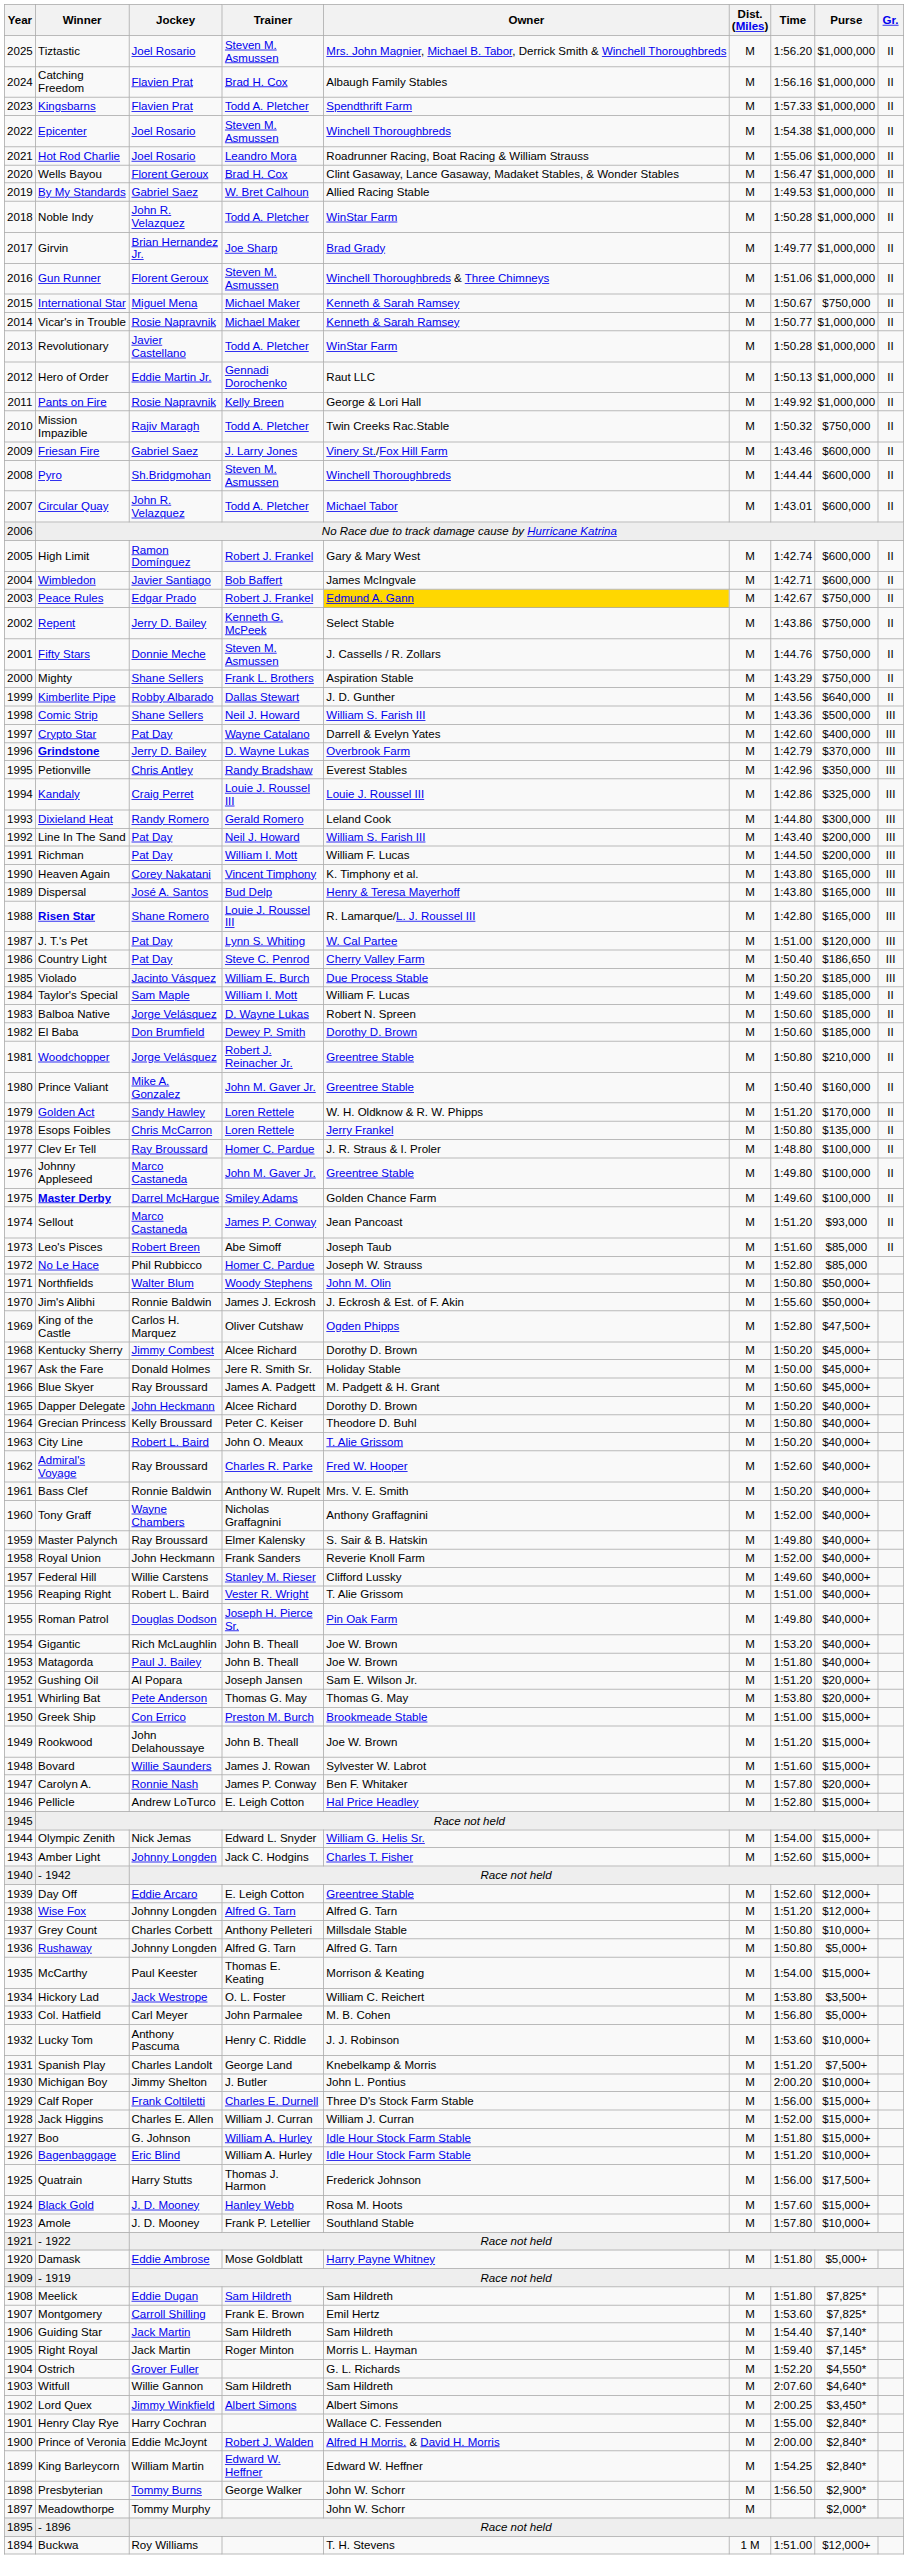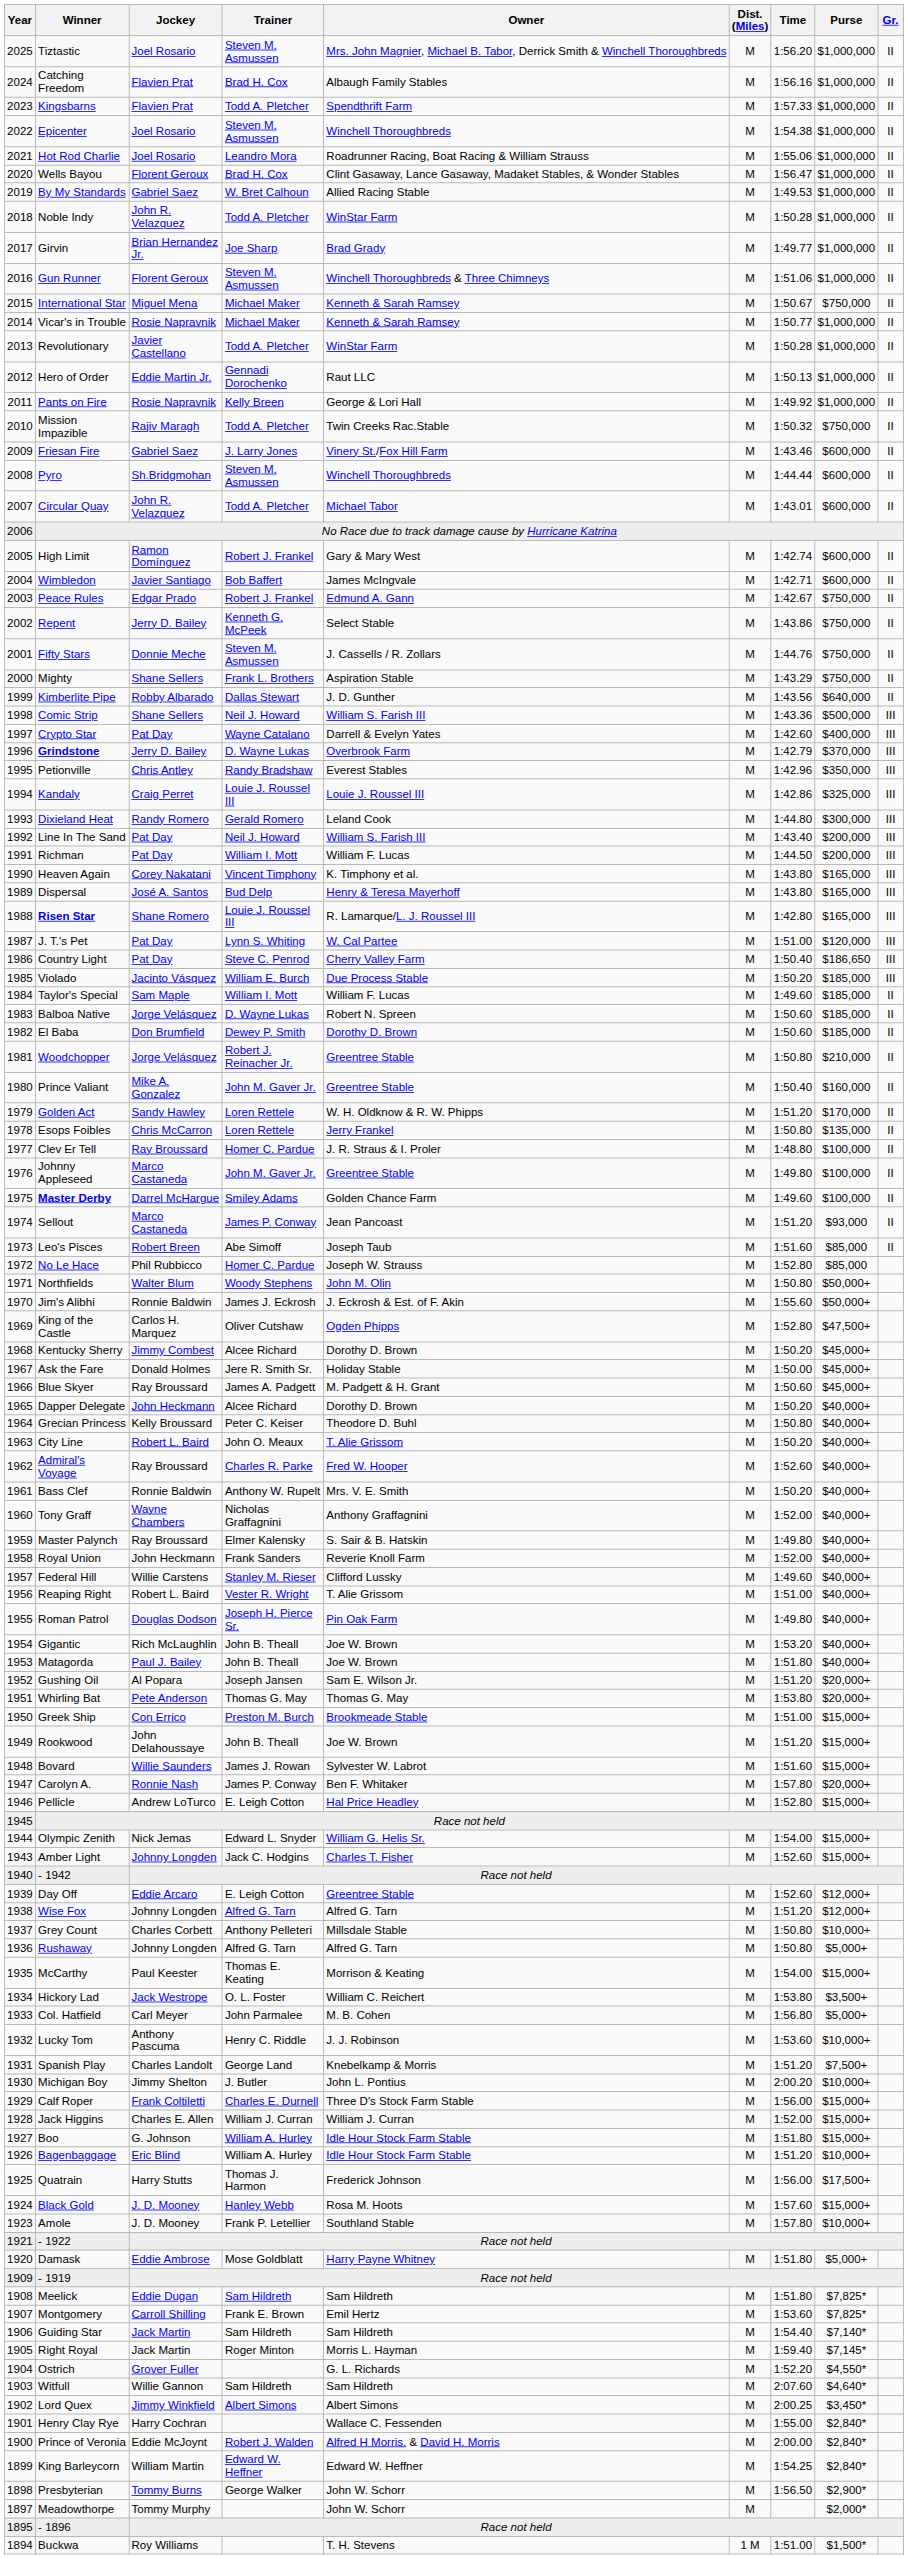(370, 599) gold background -> (370, 599) no background
(846, 2545) $12,000+ -> (846, 2545) $1,500*
